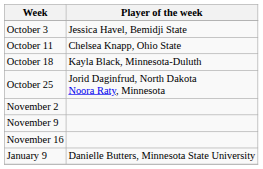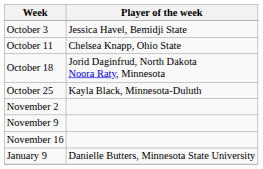(135, 62) Kayla Black, Minnesota-Duluth -> (133, 68) Jorid Daginfrud, North Dakota Noora Raty, Minnesota
(133, 84) Jorid Daginfrud, North Dakota Noora Raty, Minnesota -> (135, 90) Kayla Black, Minnesota-Duluth
